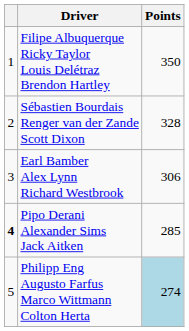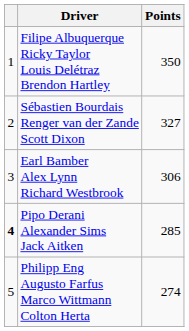(171, 123) 328 -> (171, 123) 327
(171, 292) lightblue background -> (171, 292) no background
